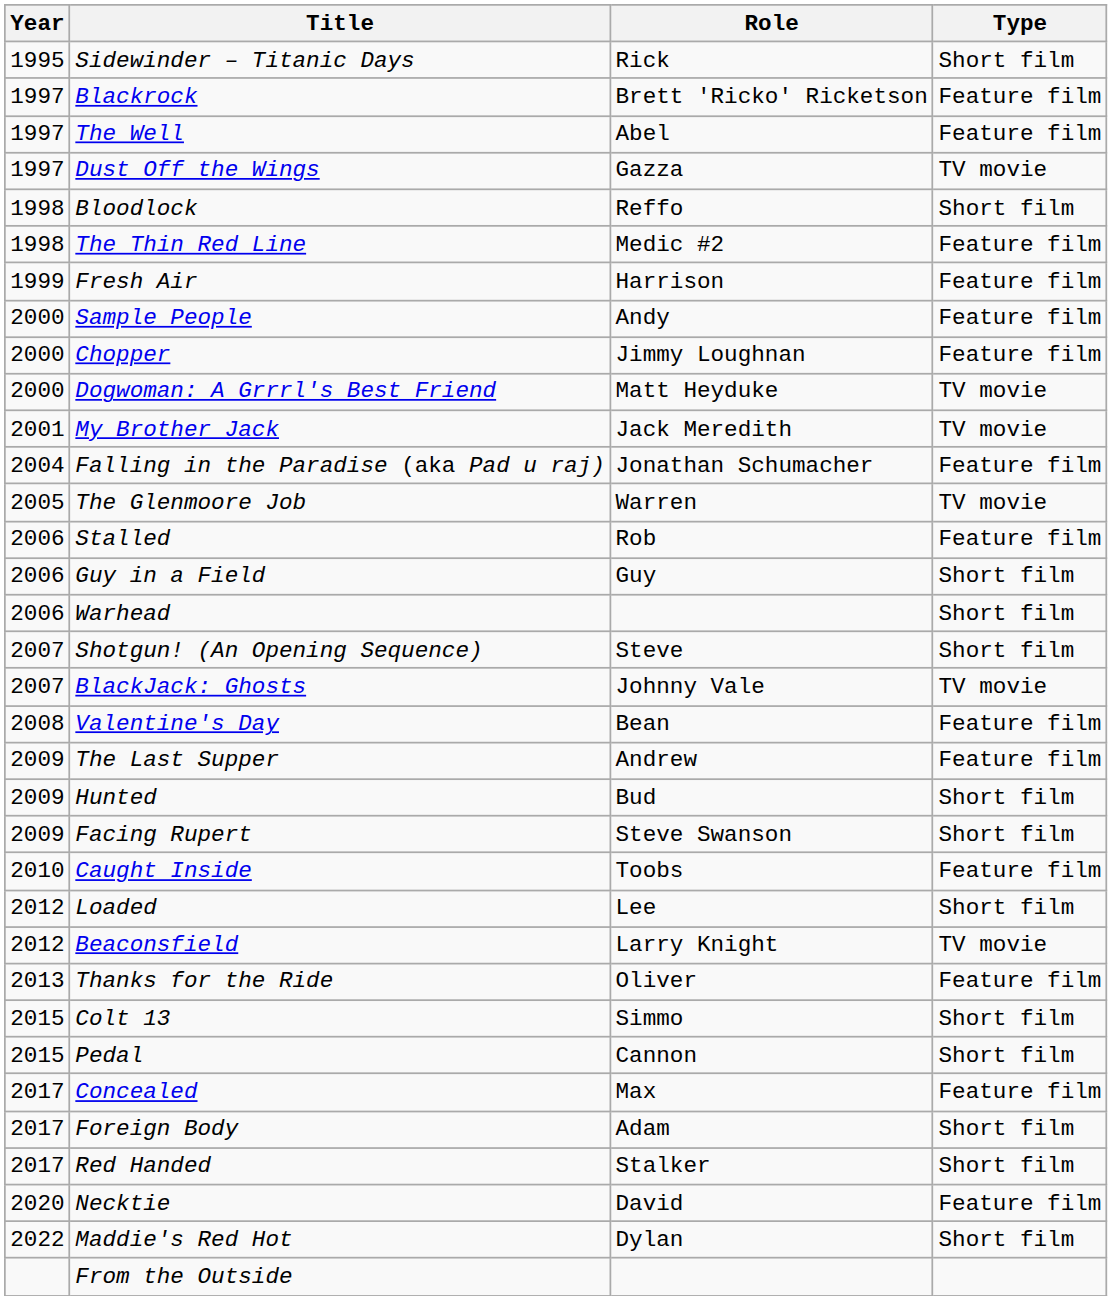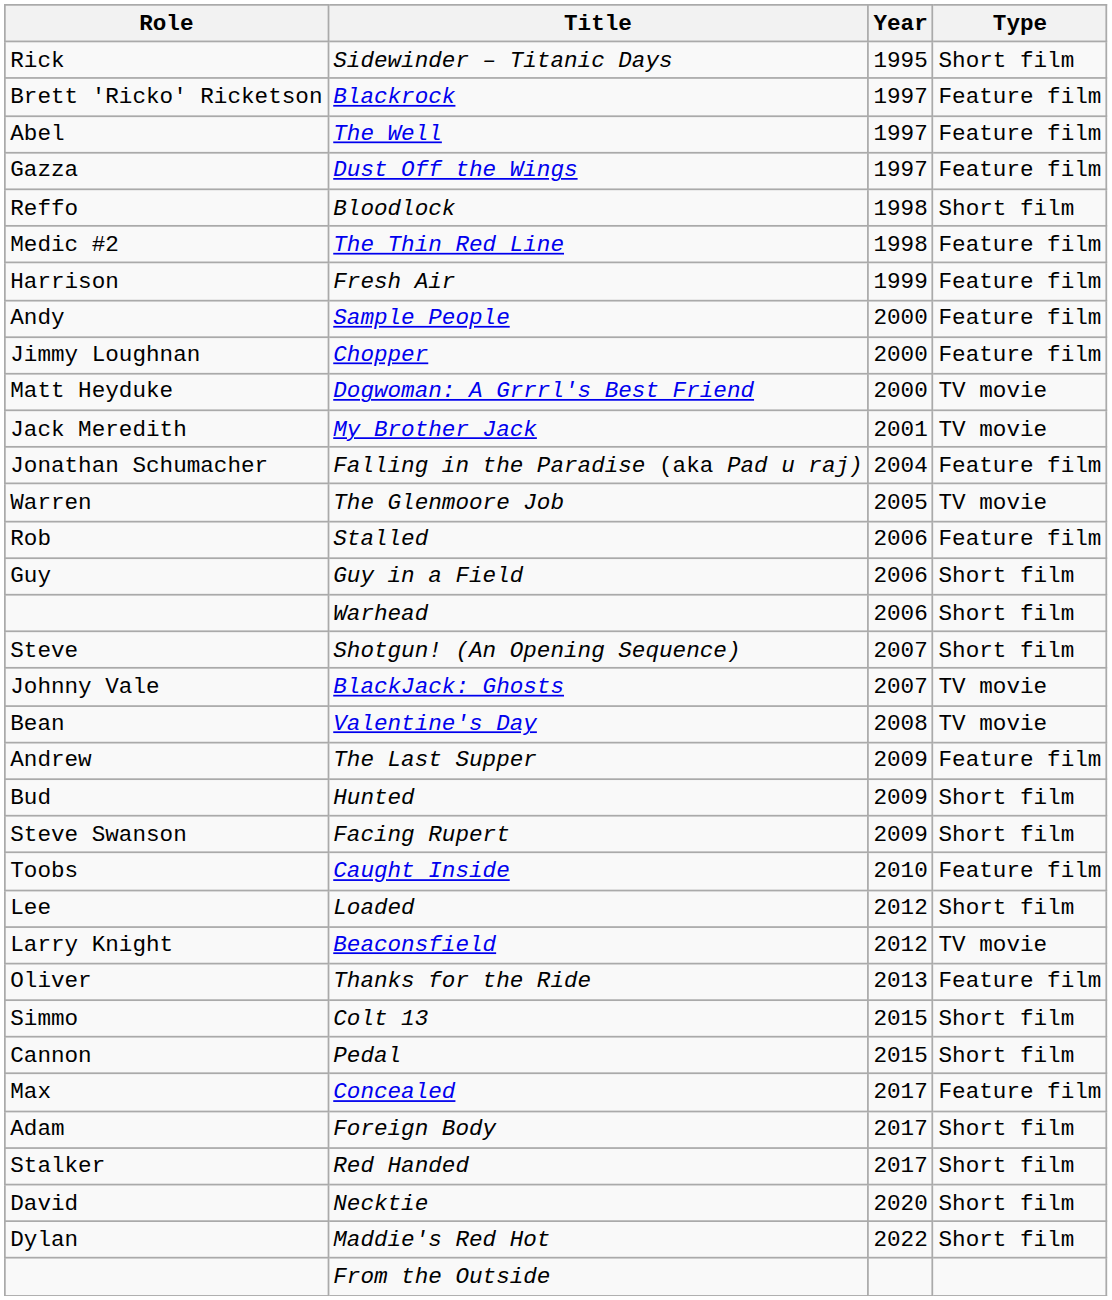columns swapped: (37, 23) <-> (772, 23)
(993, 171) TV movie -> (1020, 171) Feature film
(1020, 724) Feature film -> (993, 724) TV movie
(1020, 1203) Feature film -> (1006, 1203) Short film
